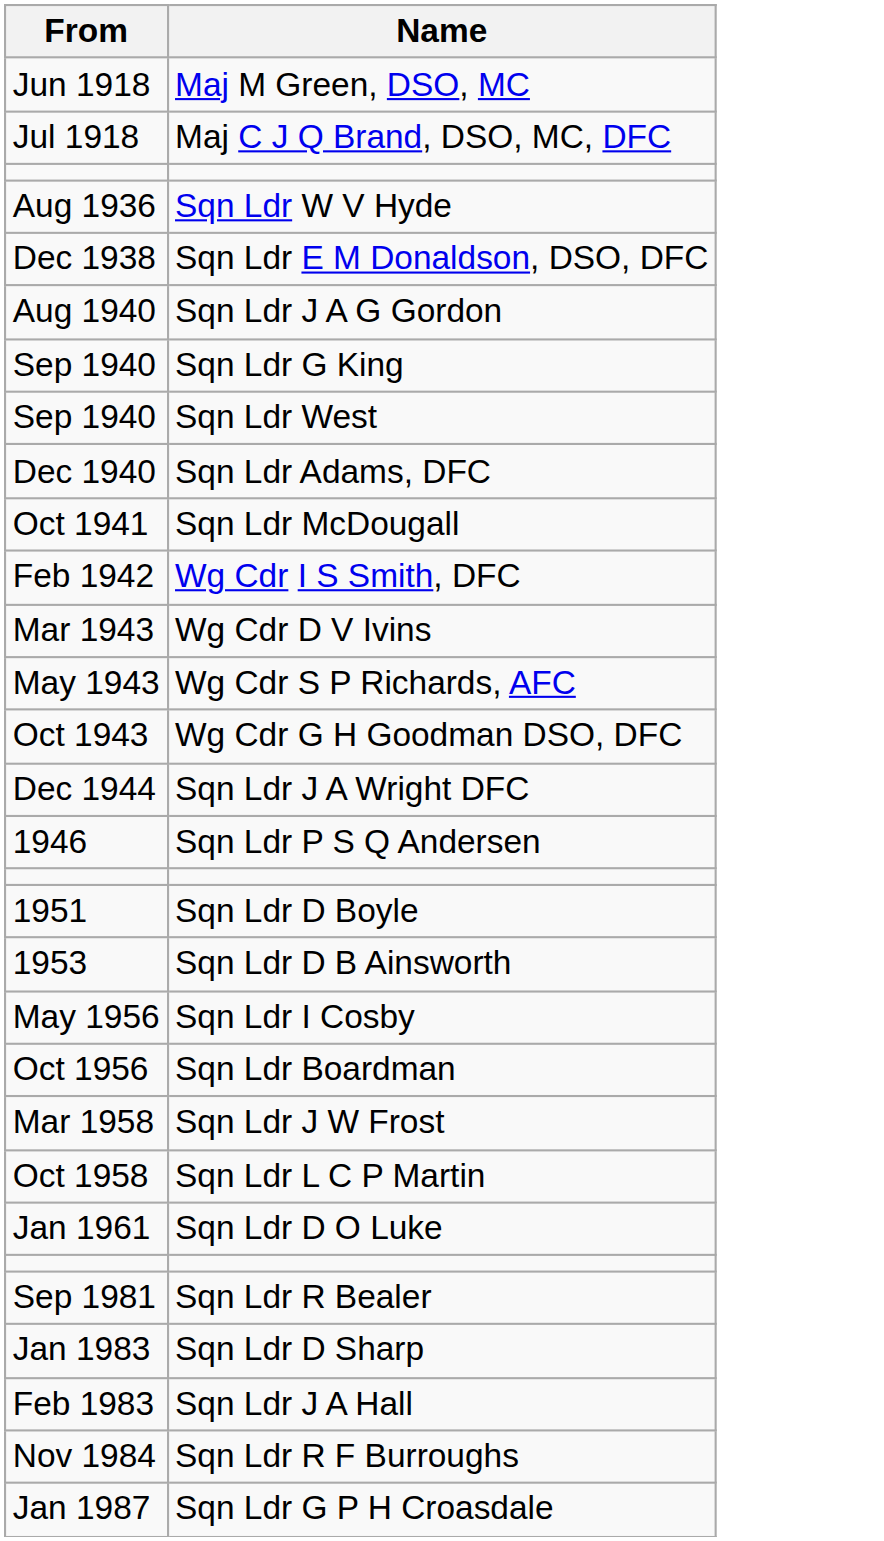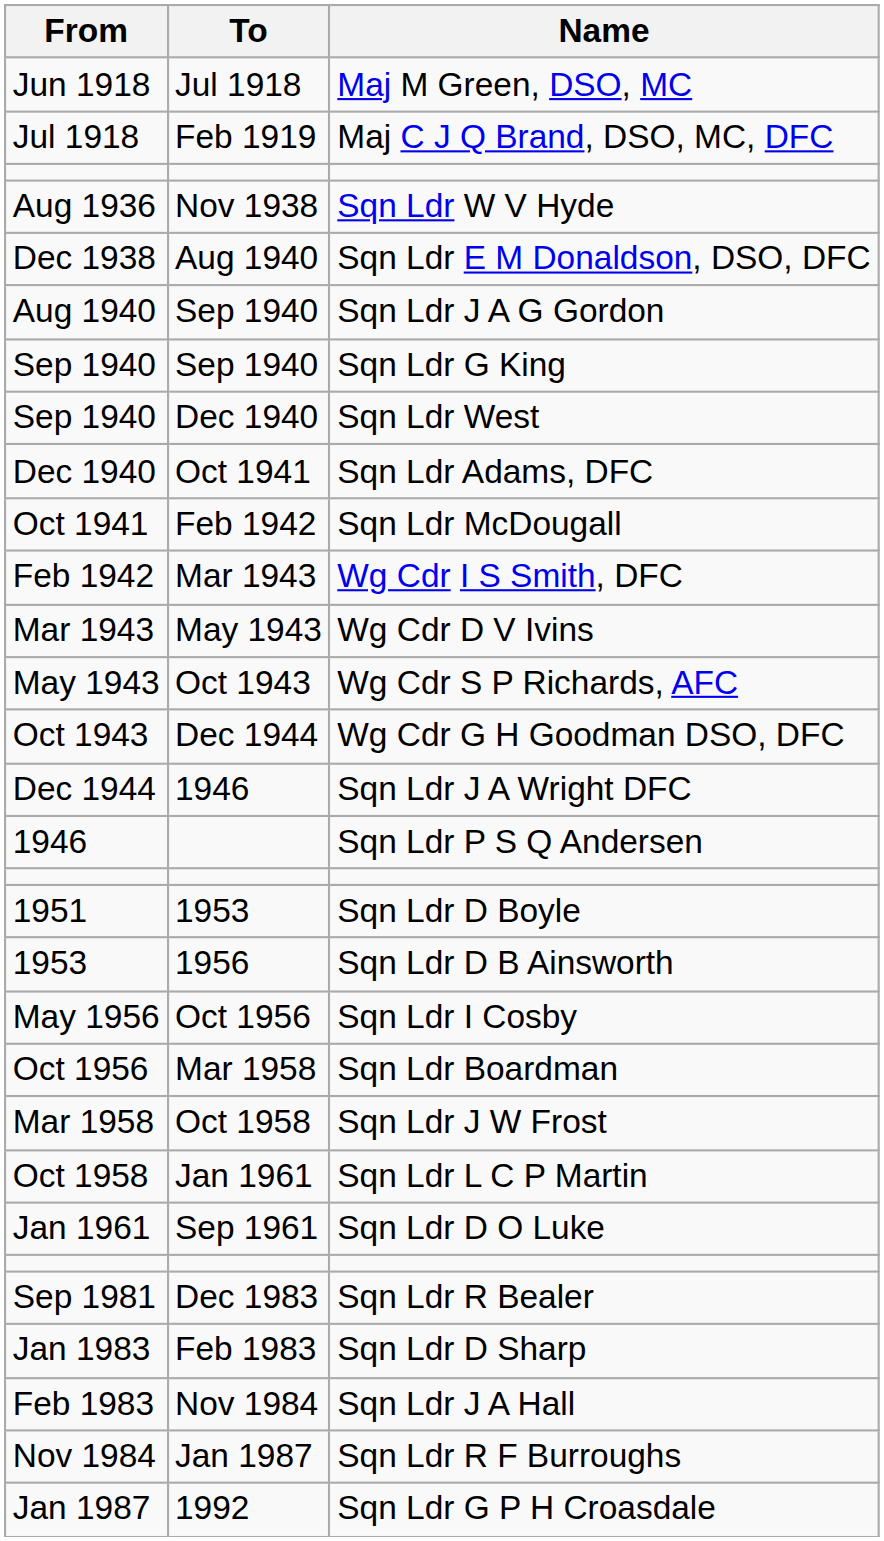+ column: (248, 31)
